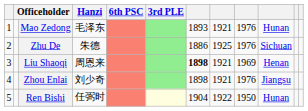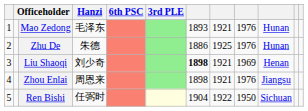(276, 45) Sichuan -> (276, 45) Hunan
(90, 62) 周恩来 -> (90, 62) 刘少奇
(90, 80) 刘少奇 -> (90, 80) 周恩来
(276, 97) Hunan -> (276, 97) Sichuan
